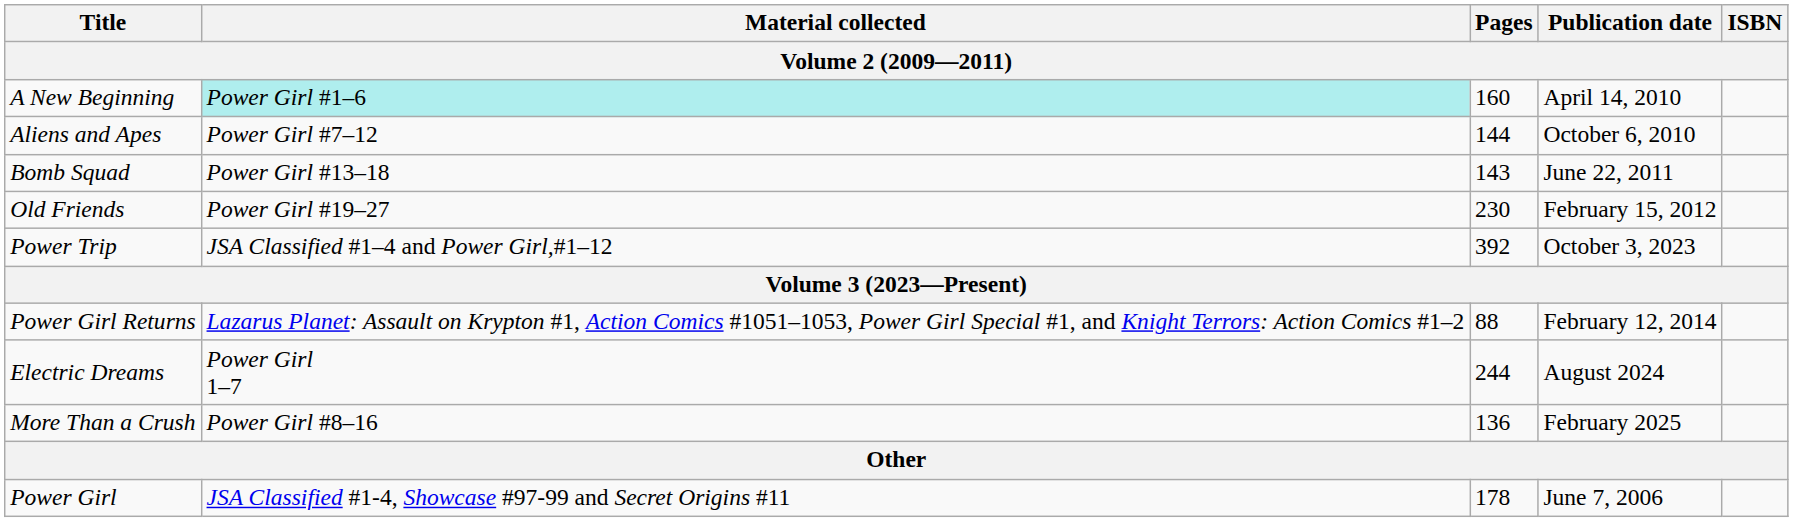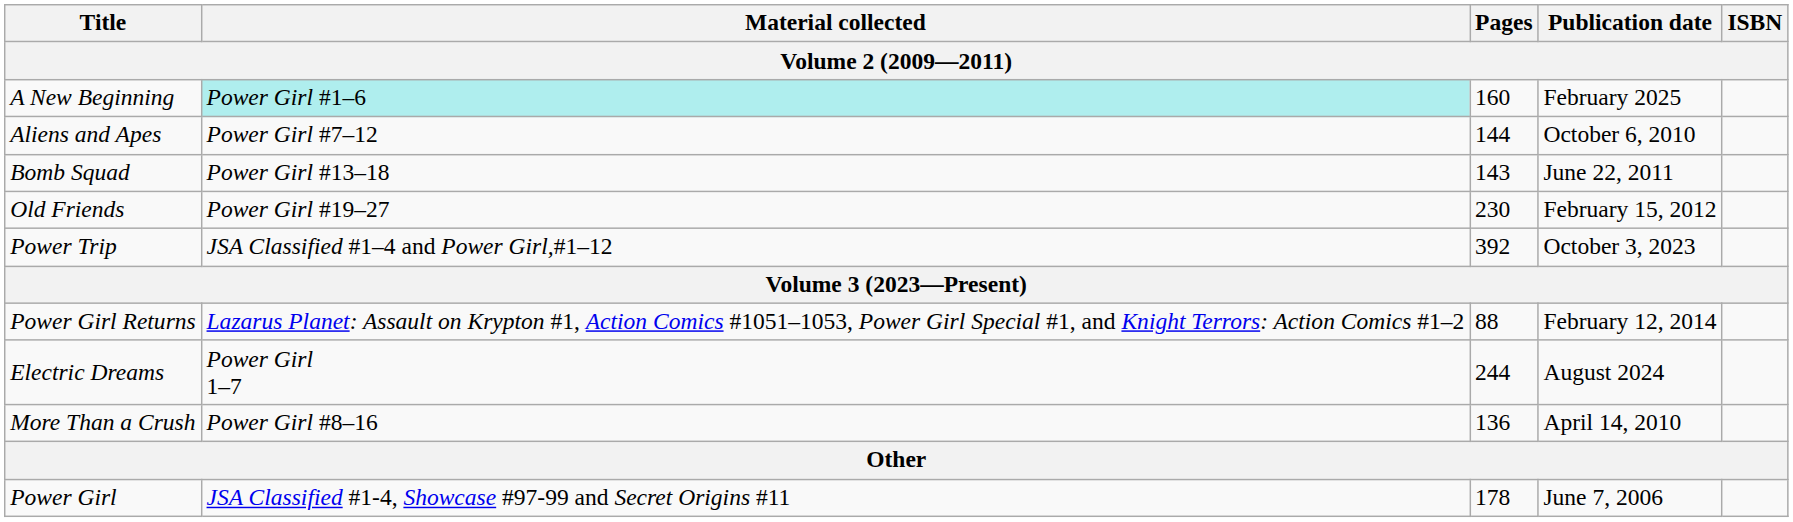(1612, 97) April 14, 2010 -> (1612, 97) February 2025
(1612, 422) February 2025 -> (1612, 422) April 14, 2010
